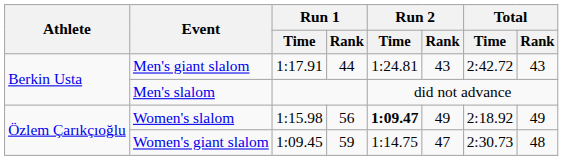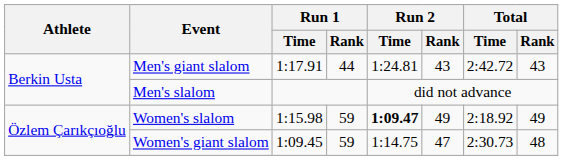(347, 117) 56 -> (347, 117) 59
